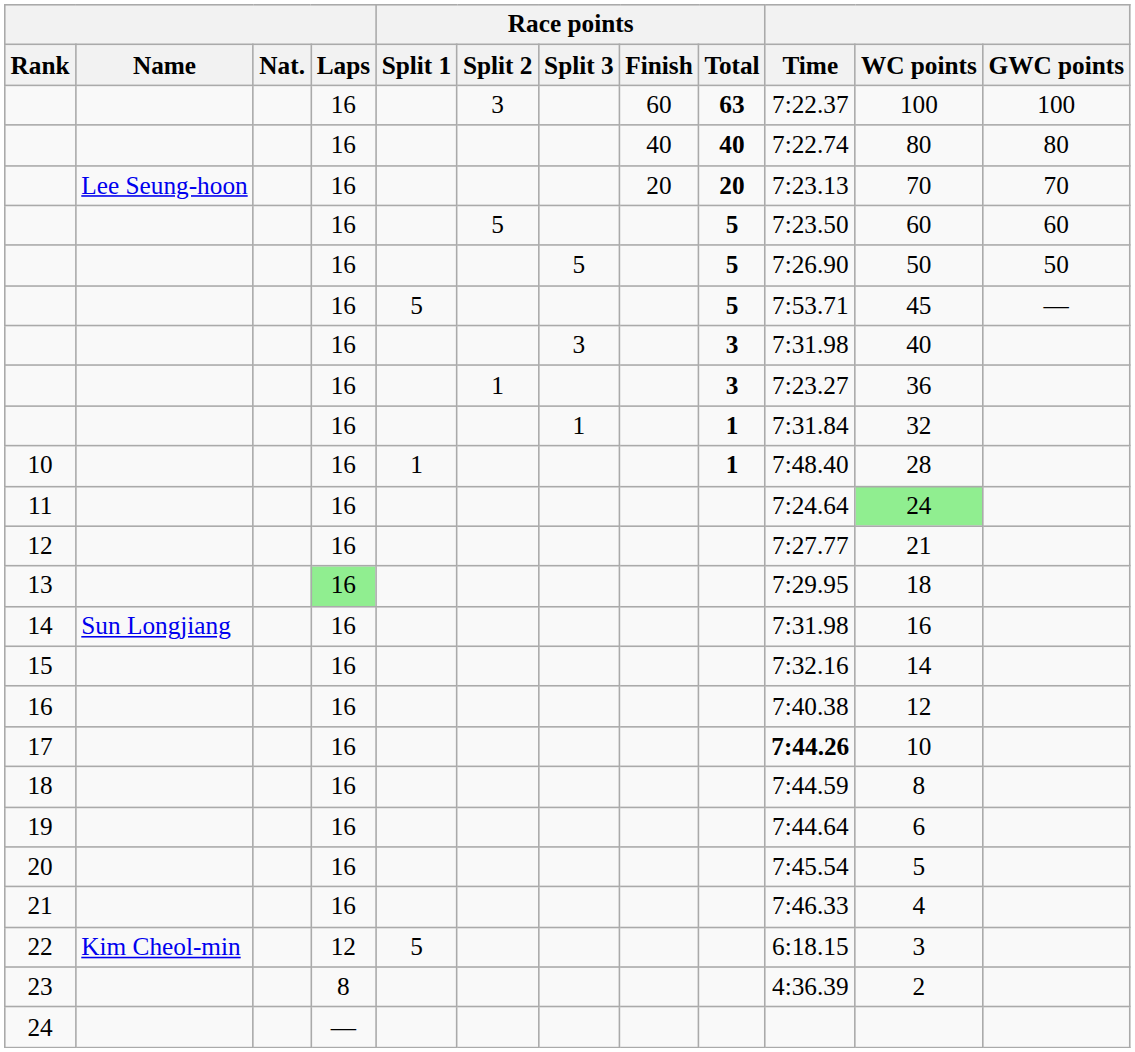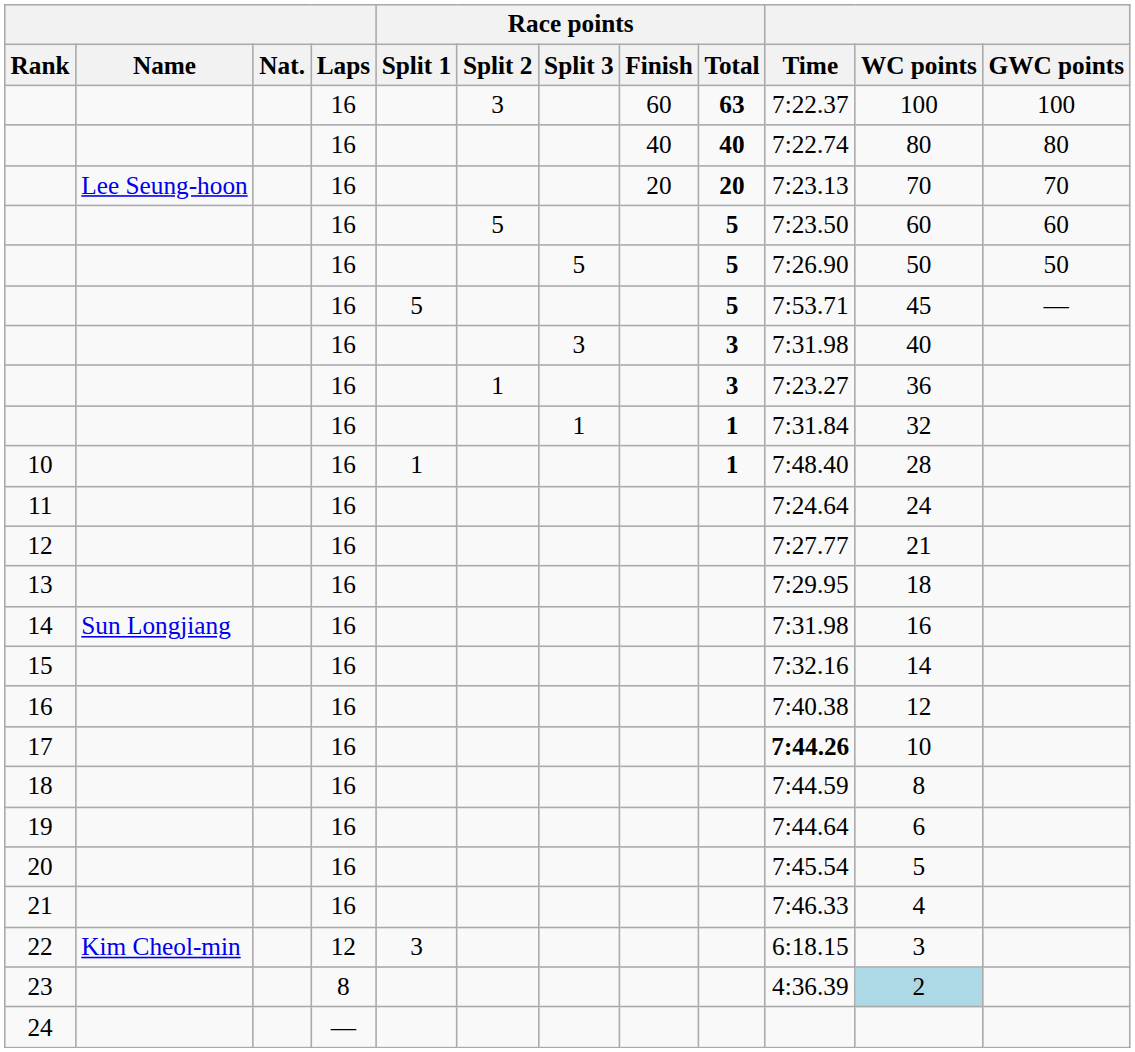(919, 505) lightgreen background -> (919, 505) no background
(343, 585) lightgreen background -> (343, 585) no background
(416, 946) 5 -> (416, 946) 3
(919, 986) no background -> (919, 986) lightblue background
